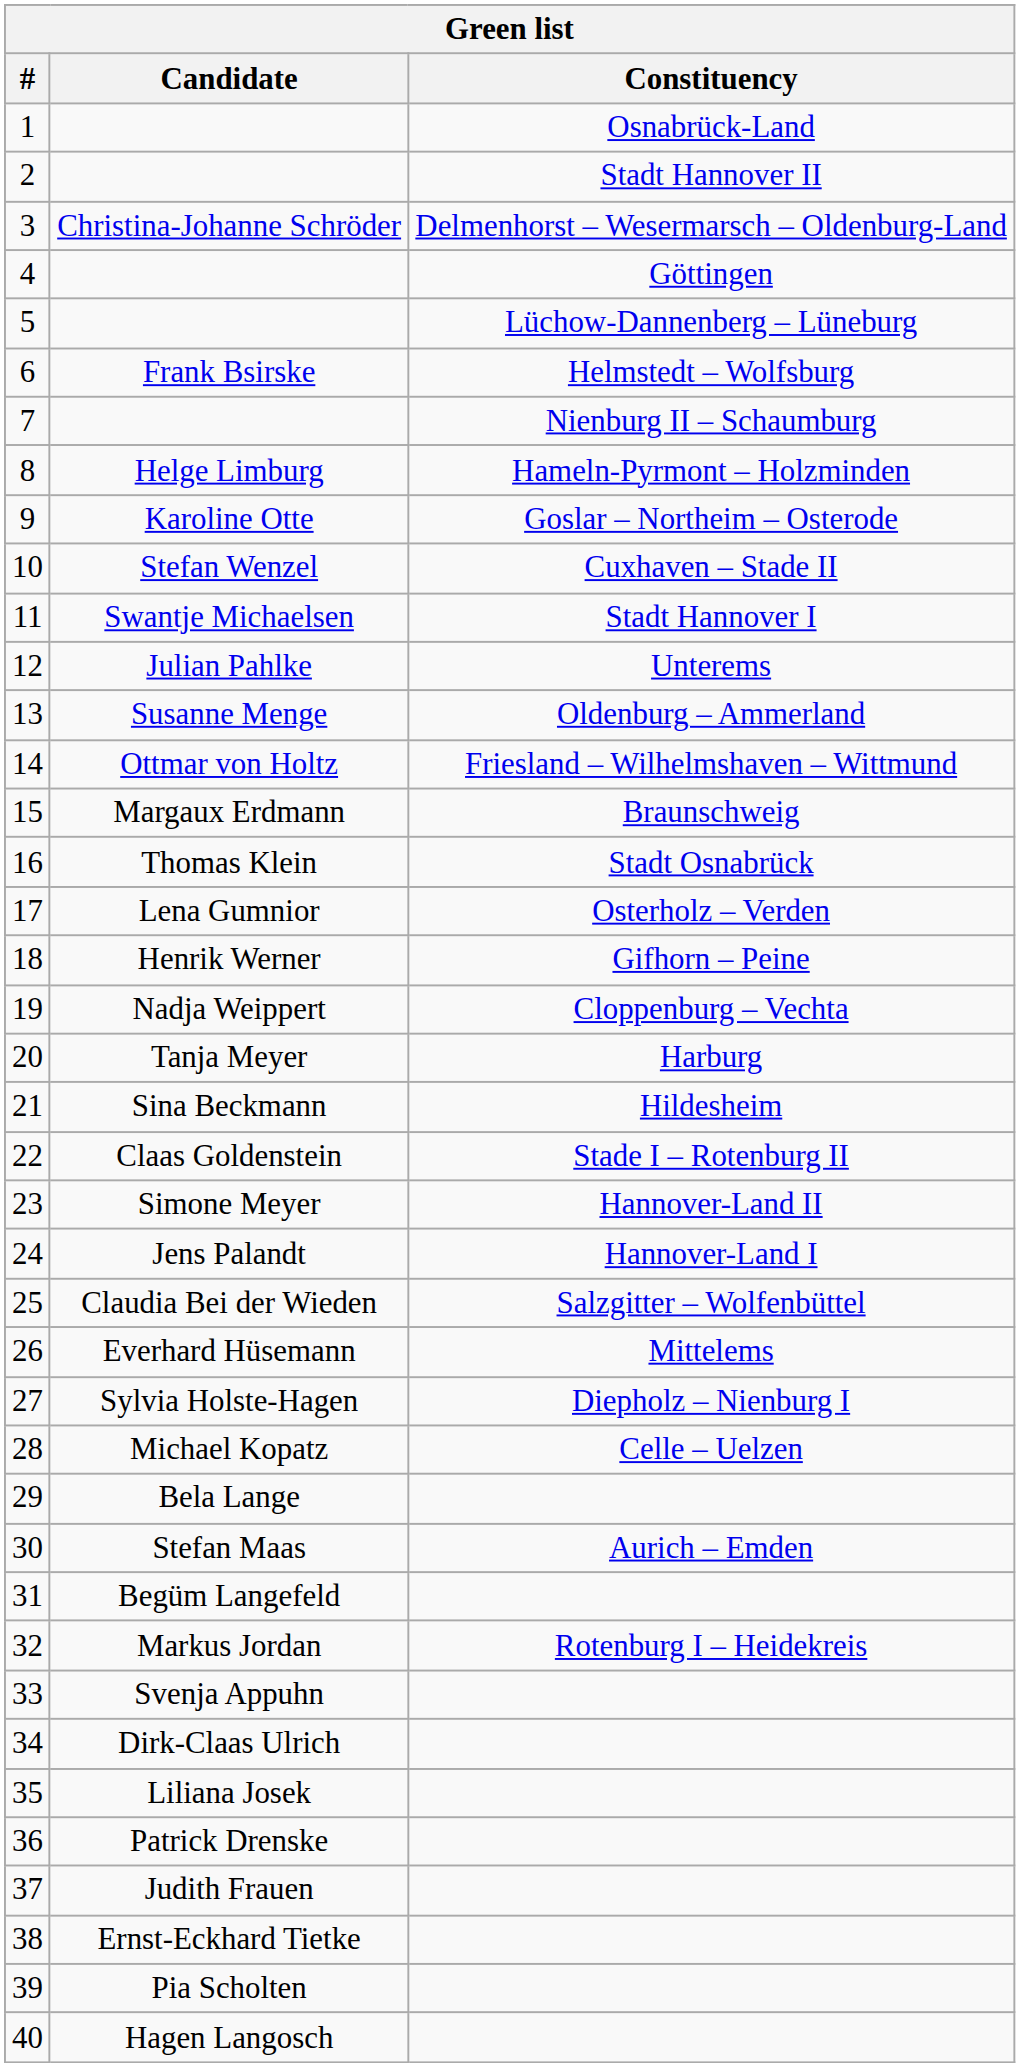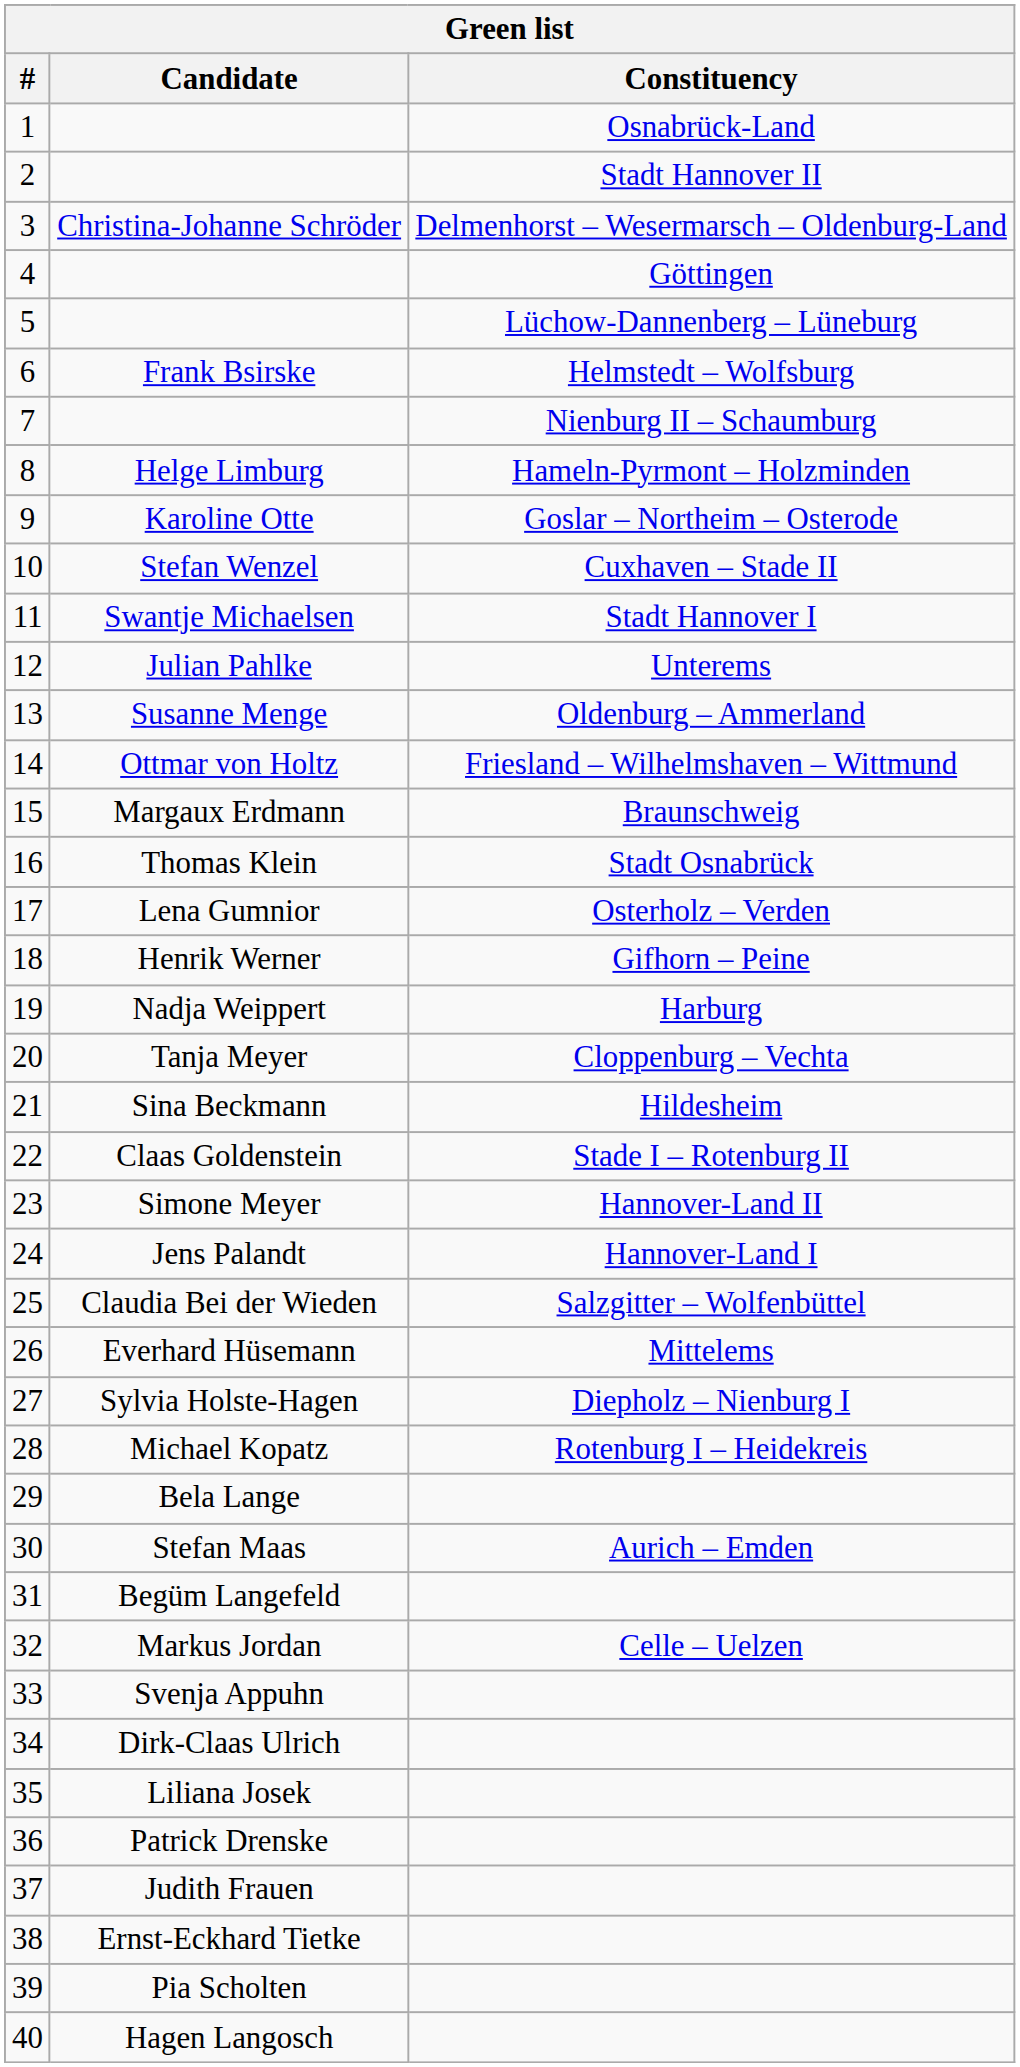(711, 1008) Cloppenburg – Vechta -> (711, 1008) Harburg
(711, 1057) Harburg -> (711, 1057) Cloppenburg – Vechta
(711, 1449) Celle – Uelzen -> (711, 1449) Rotenburg I – Heidekreis
(711, 1645) Rotenburg I – Heidekreis -> (711, 1645) Celle – Uelzen
